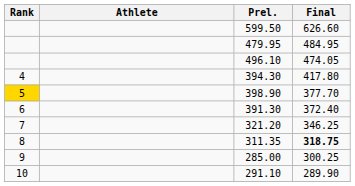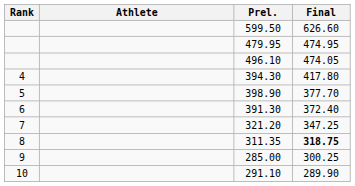(321, 45) 484.95 -> (321, 45) 474.95
(22, 93) gold background -> (22, 93) no background
(321, 125) 346.25 -> (321, 125) 347.25
